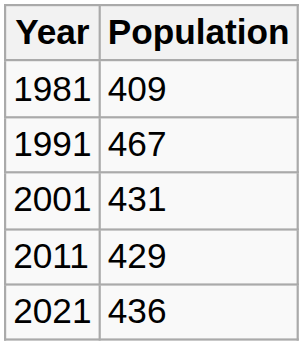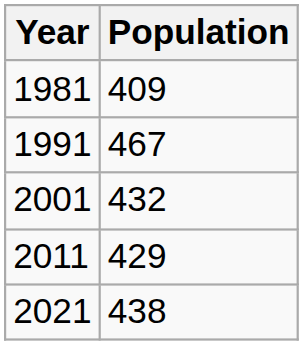(137, 199) 431 -> (137, 199) 432
(137, 311) 436 -> (137, 311) 438
